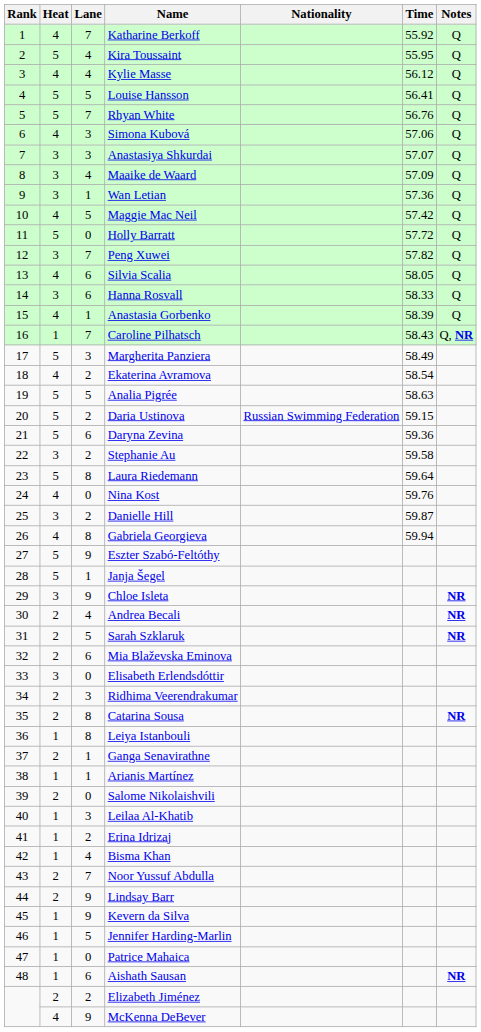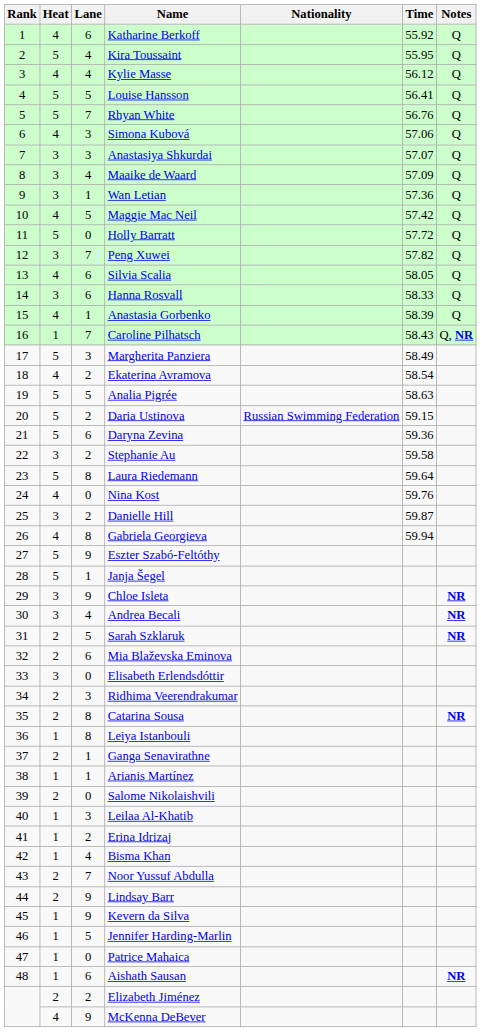(88, 34) 7 -> (88, 34) 6
(56, 615) 2 -> (56, 615) 3
